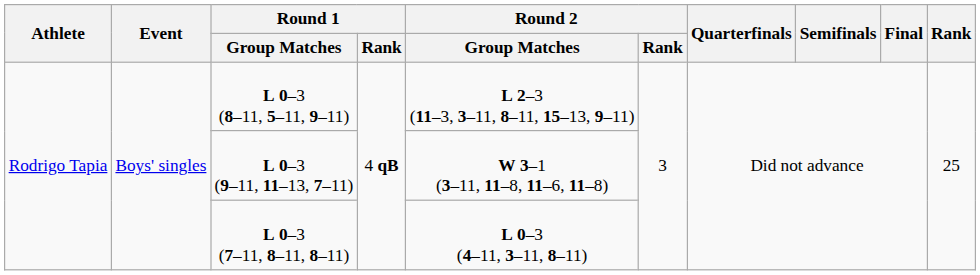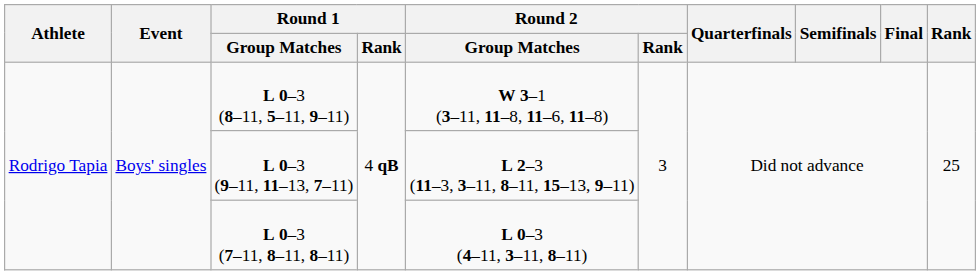(522, 106) L 2–3 (11–3, 3–11, 8–11, 15–13, 9–11) -> (522, 106) W 3–1 (3–11, 11–8, 11–6, 11–8)
(522, 176) W 3–1 (3–11, 11–8, 11–6, 11–8) -> (522, 176) L 2–3 (11–3, 3–11, 8–11, 15–13, 9–11)
